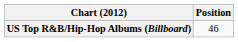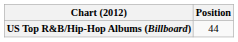(213, 28) 46 -> (213, 28) 44
